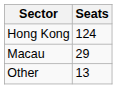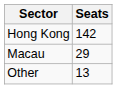(86, 34) 124 -> (86, 34) 142
